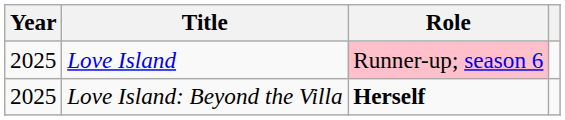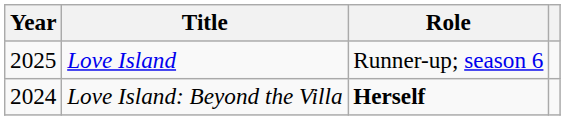(448, 59) pink background -> (448, 59) no background
(33, 96) 2025 -> (33, 96) 2024
